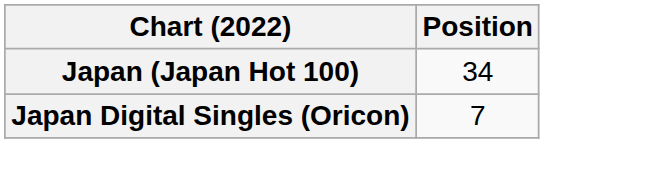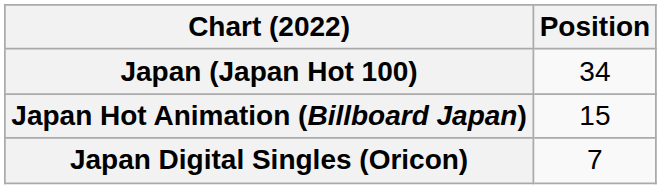+ row: (269, 115)
